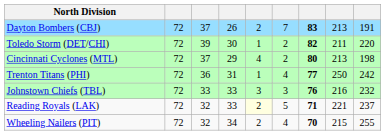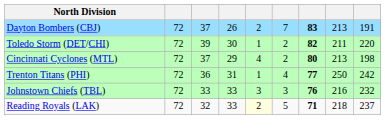(339, 106) 221 -> (339, 106) 218
- row: (53, 122)
